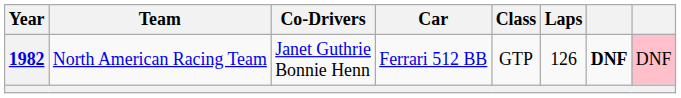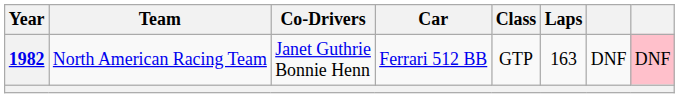(564, 59) 126 -> (564, 59) 163
(609, 59) bold -> (609, 59) normal
